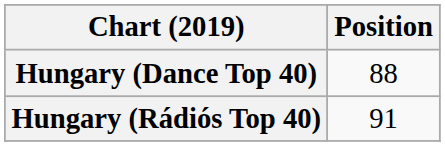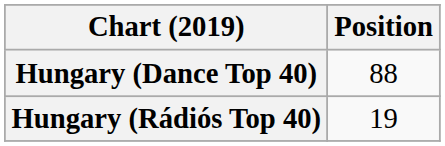(384, 118) 91 -> (384, 118) 19
